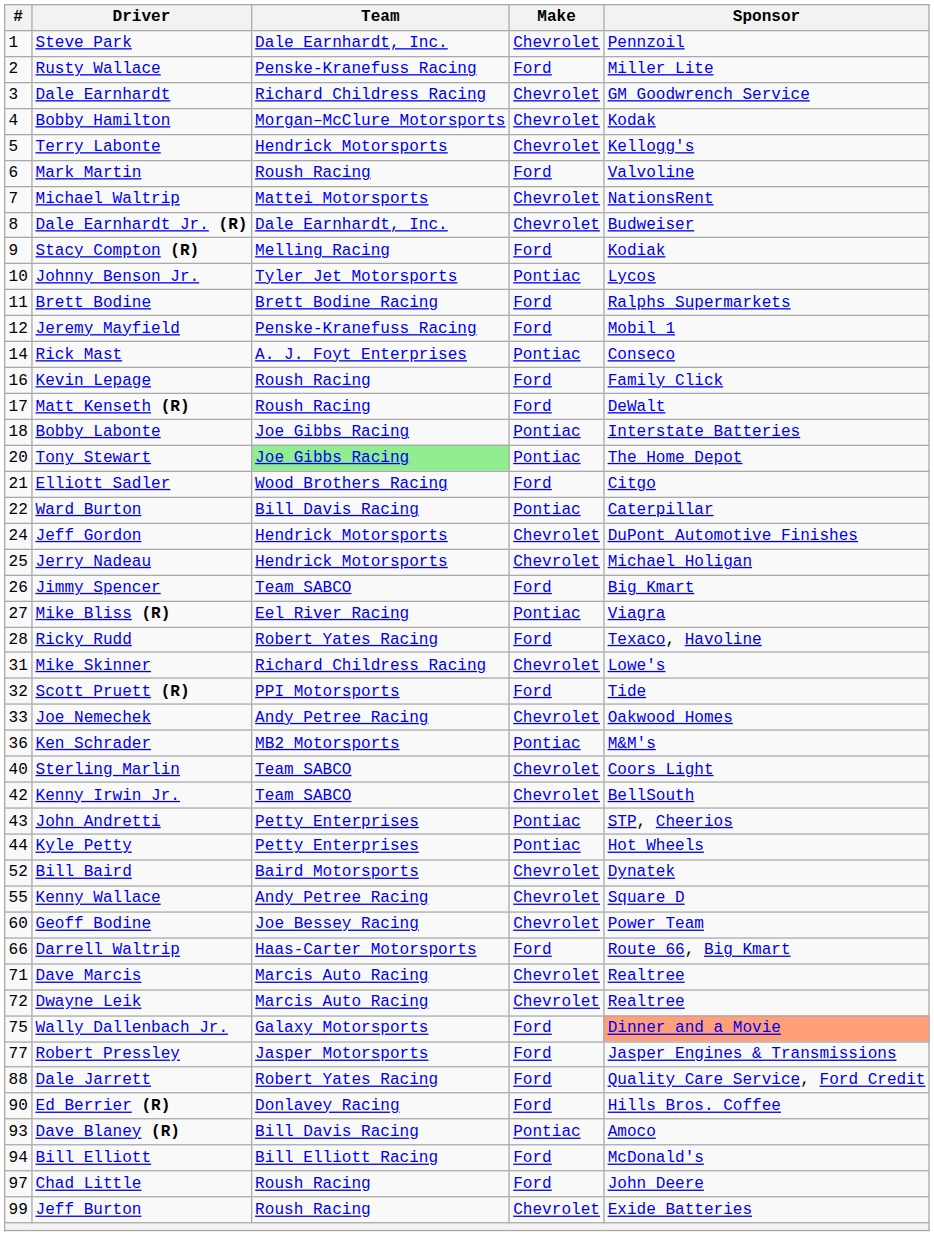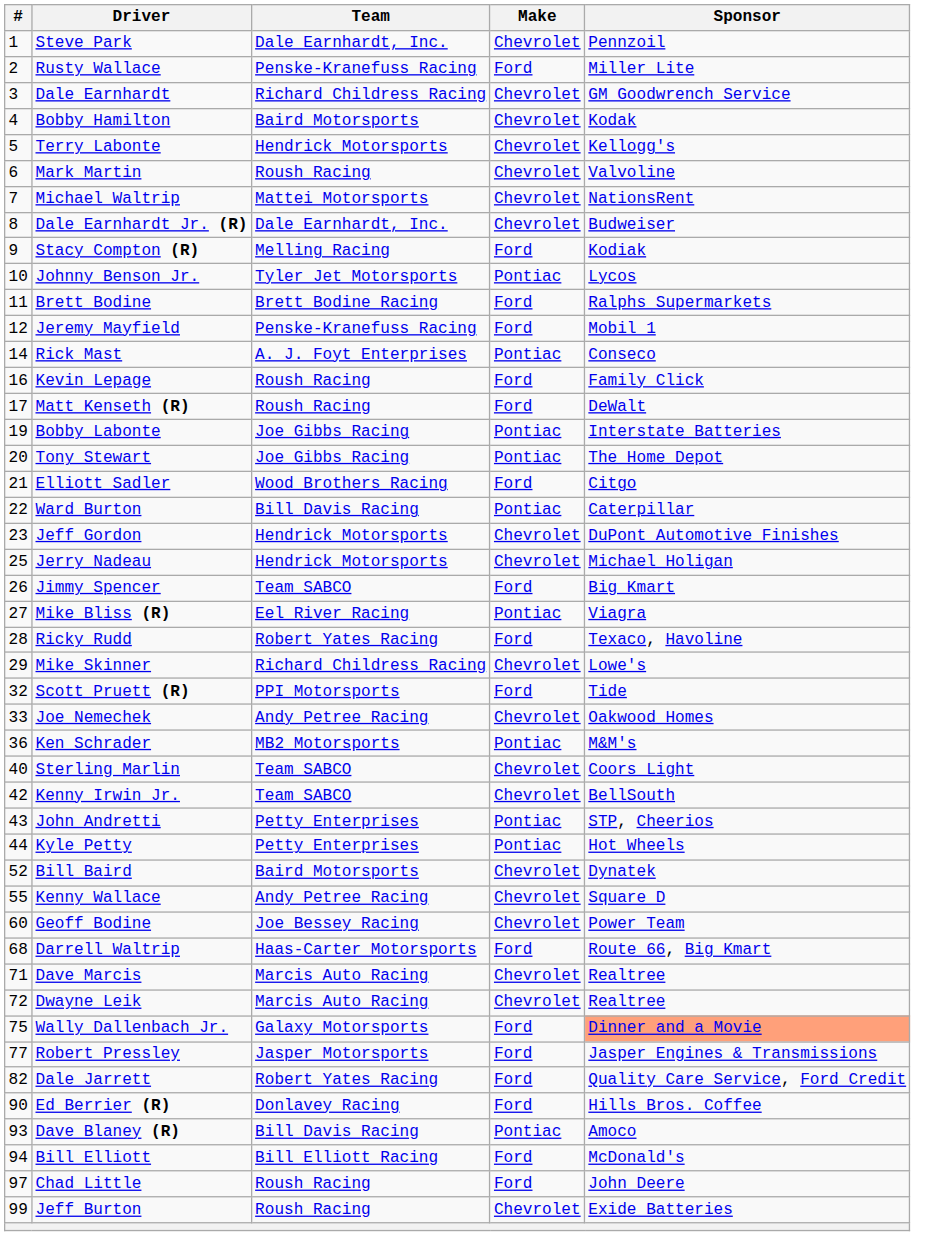(380, 122) Morgan–McClure Motorsports -> (337, 122) Baird Motorsports
(533, 173) Ford -> (537, 173) Chevrolet
(18, 433) 18 -> (18, 433) 19
(332, 459) lightgreen background -> (332, 459) no background
(18, 536) 24 -> (18, 536) 23
(18, 666) 31 -> (18, 666) 29
(18, 951) 66 -> (18, 951) 68
(18, 1081) 88 -> (18, 1081) 82
